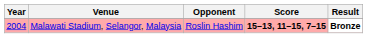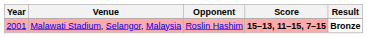(16, 26) 2004 -> (16, 26) 2001
